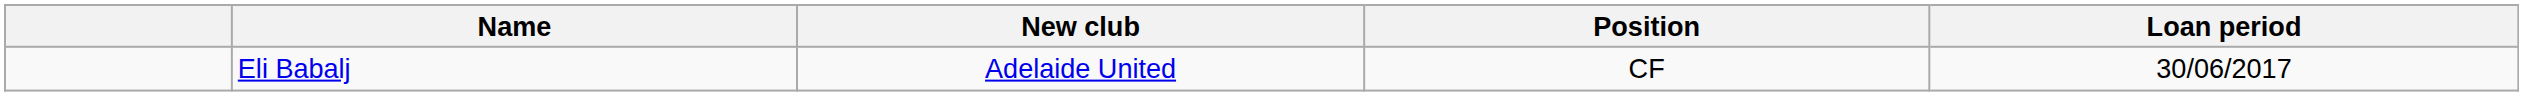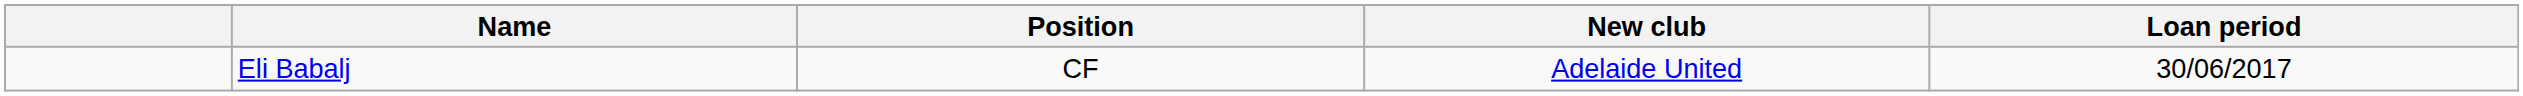columns swapped: (1647, 26) <-> (1081, 26)
